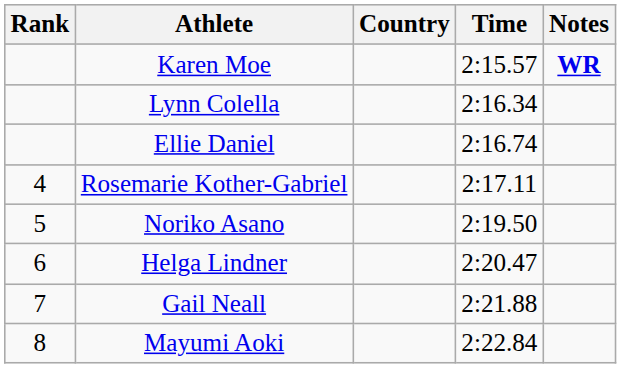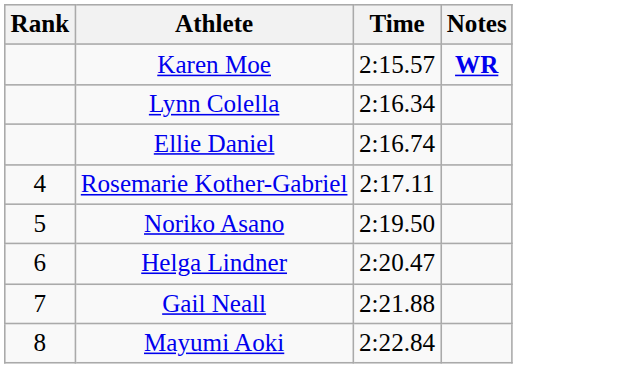- column: (404, 24)
